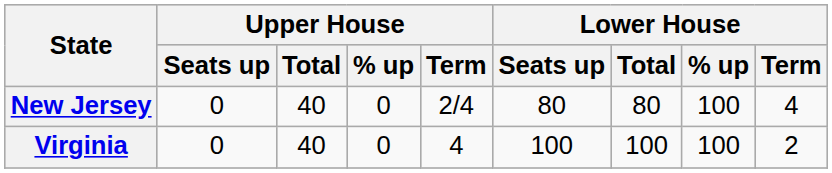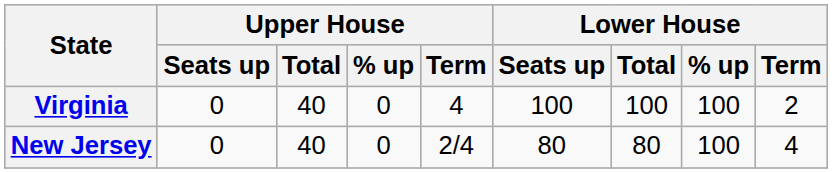rows swapped: (81, 106) <-> (81, 146)
